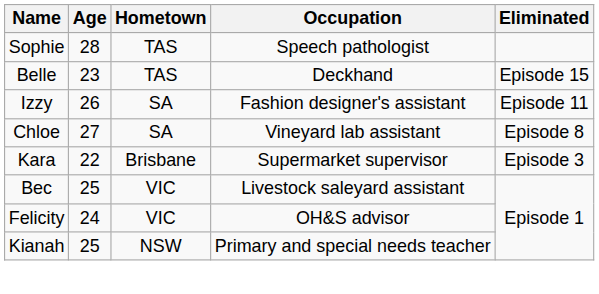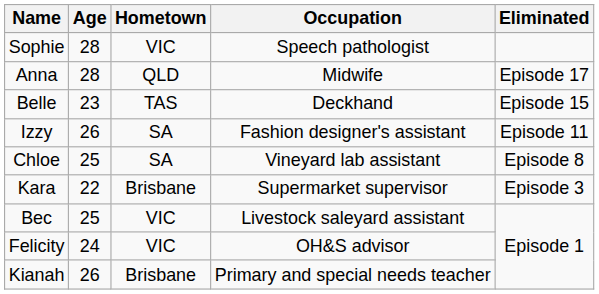(161, 47) TAS -> (161, 47) VIC
+ row: (37, 75)
(90, 132) 27 -> (90, 160) 25
(90, 246) 25 -> (90, 274) 26
(161, 246) NSW -> (161, 274) Brisbane
